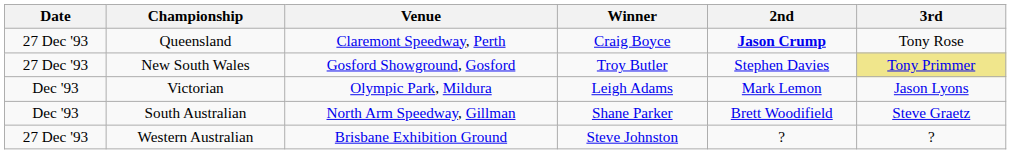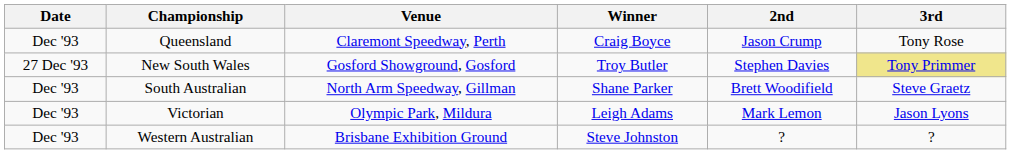(55, 40) 27 Dec '93 -> (55, 40) Dec '93
(782, 40) bold -> (782, 40) normal
rows swapped: (195, 88) <-> (195, 112)
(55, 137) 27 Dec '93 -> (55, 137) Dec '93
